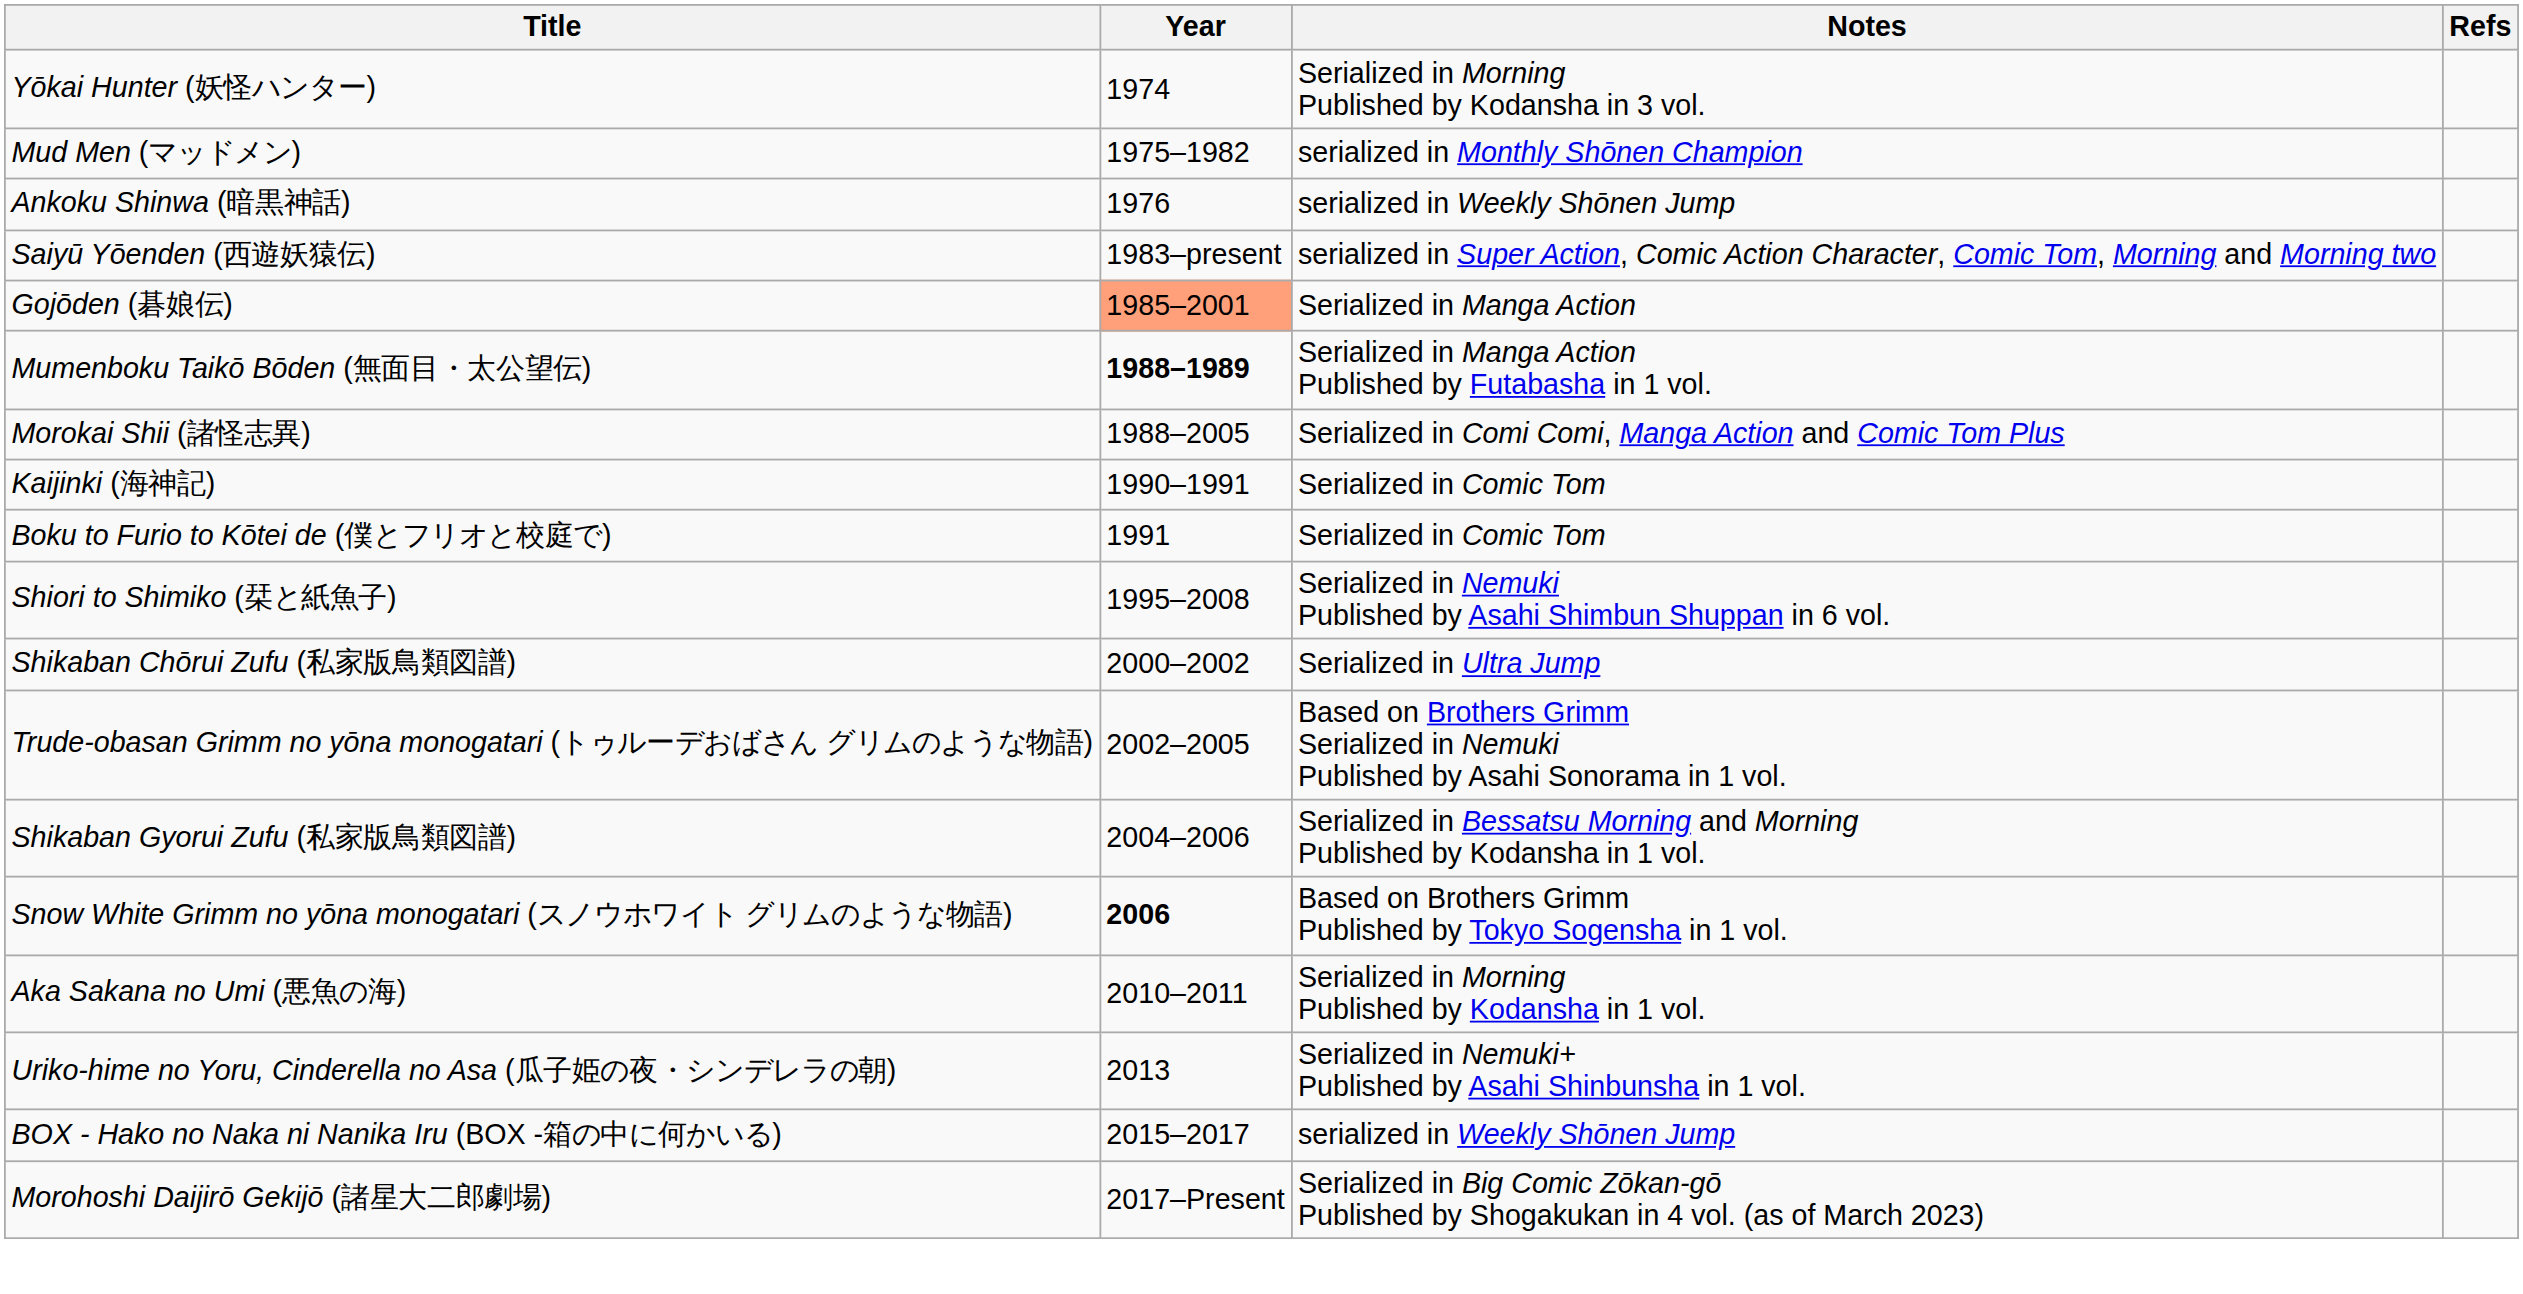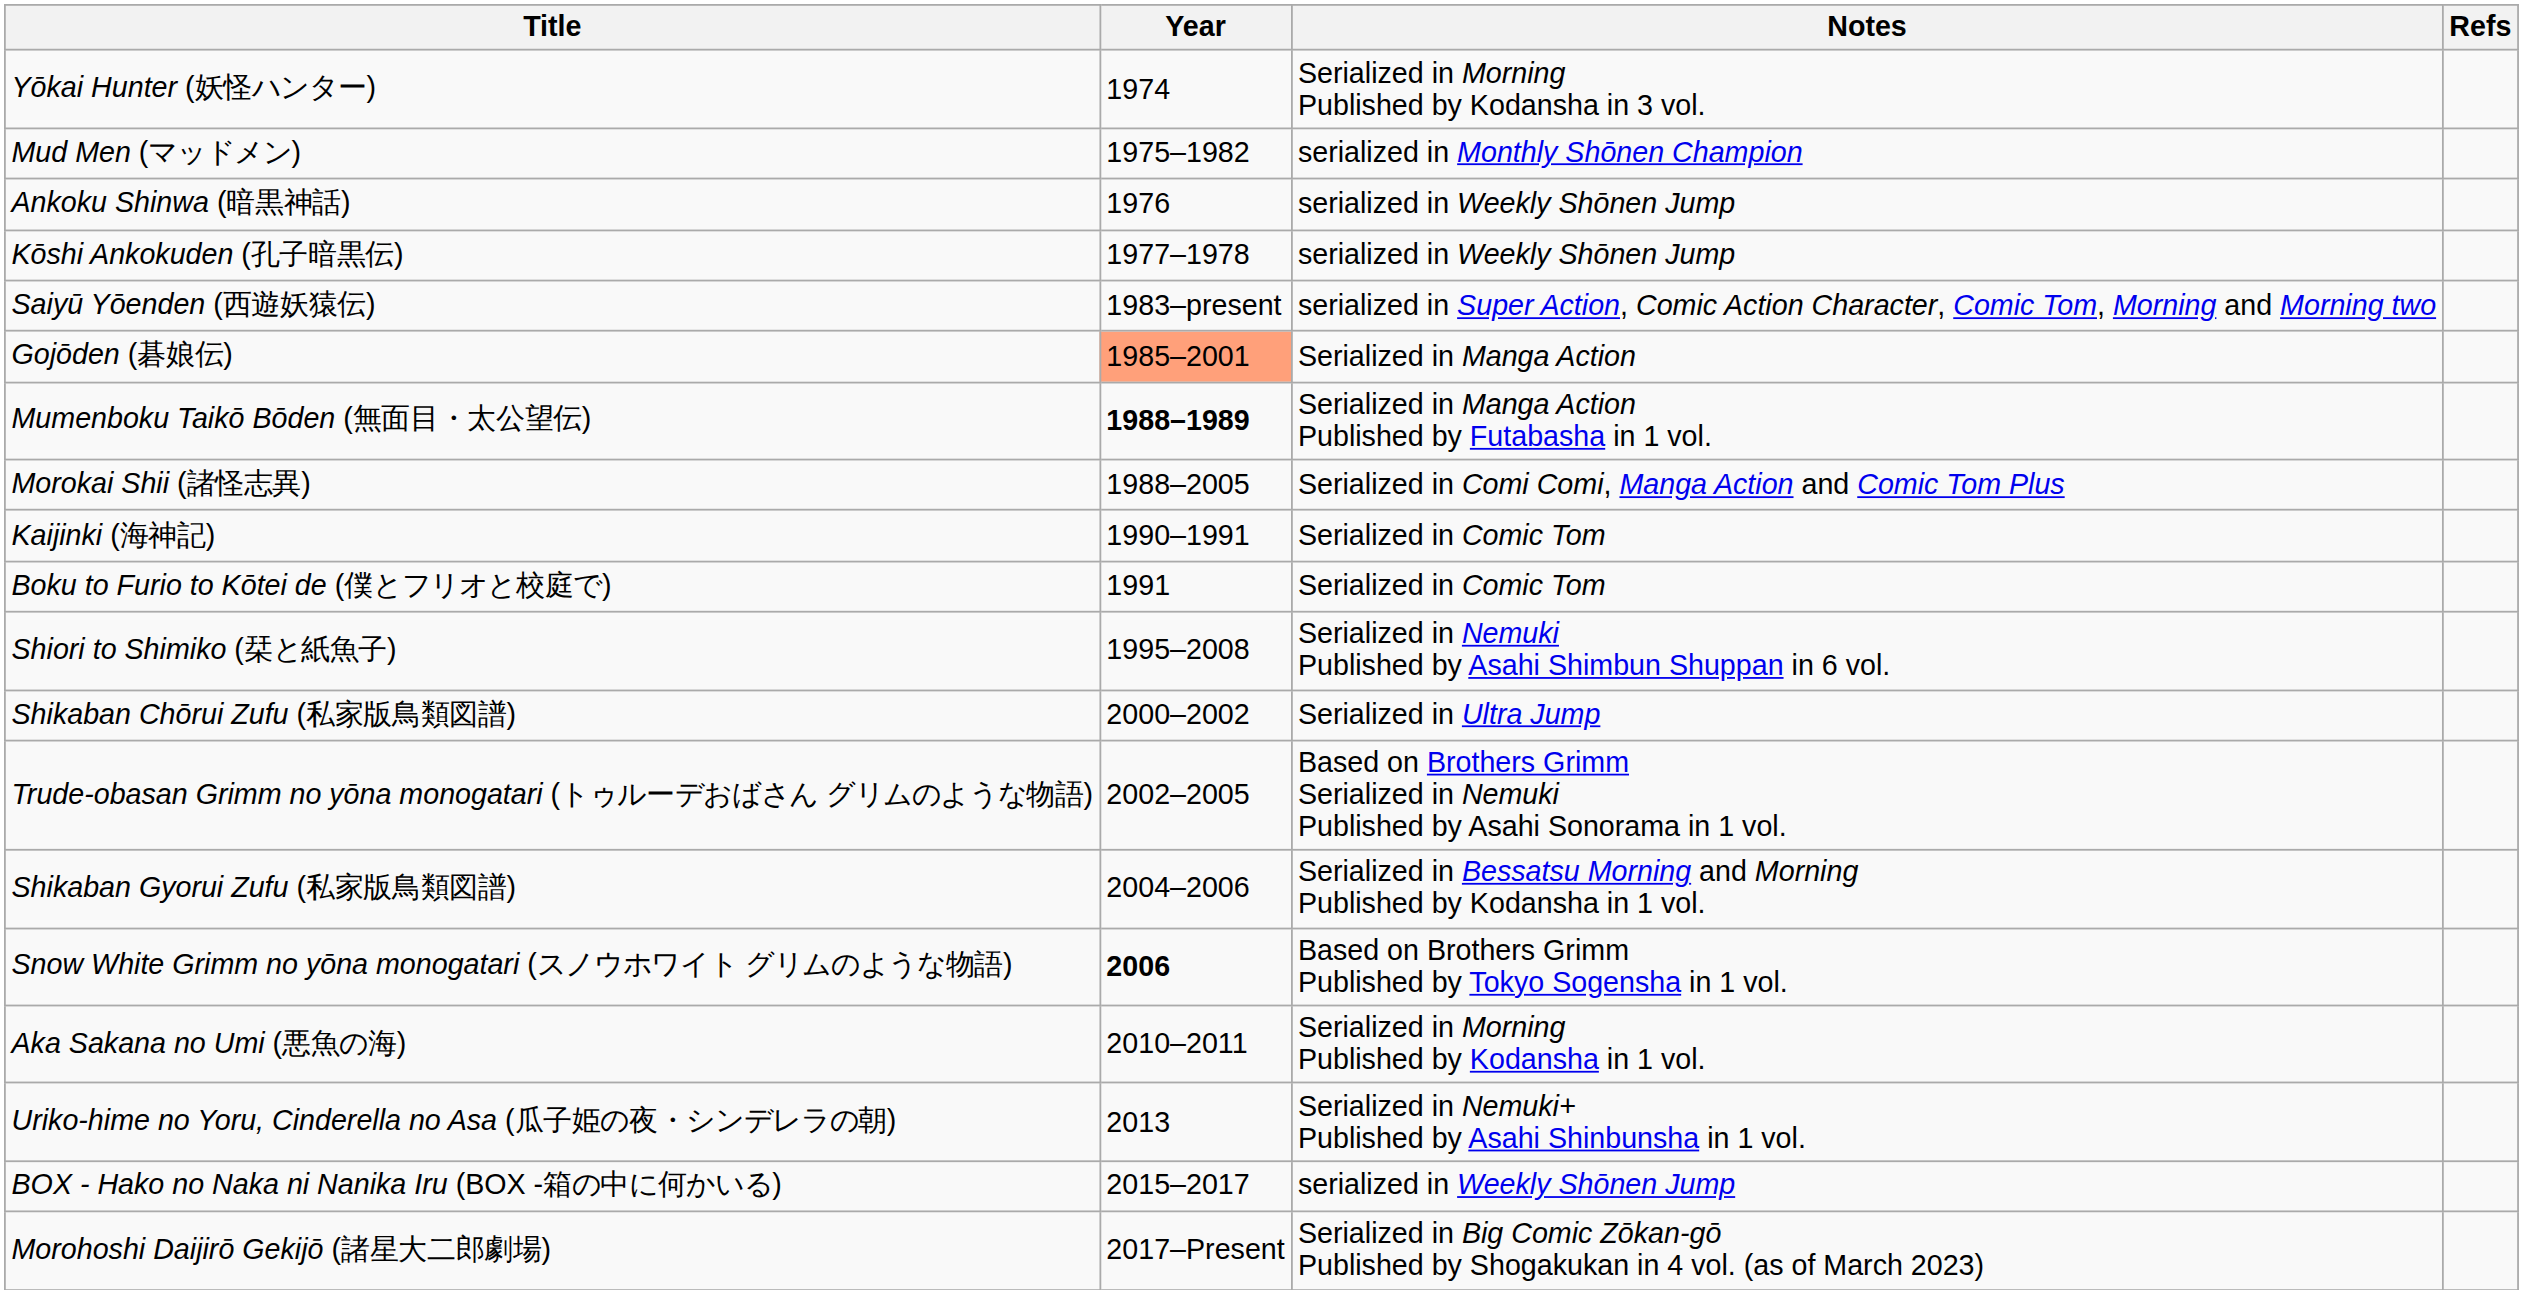+ row: (208, 253)
